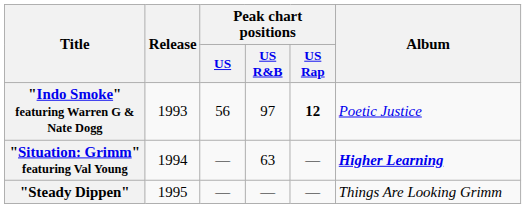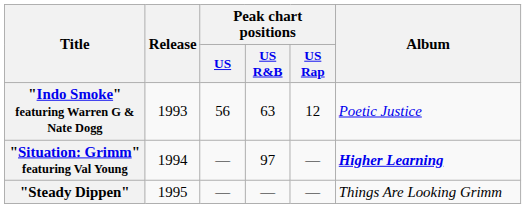(268, 111) 97 -> (268, 111) 63
(313, 111) bold -> (313, 111) normal
(268, 159) 63 -> (268, 159) 97
